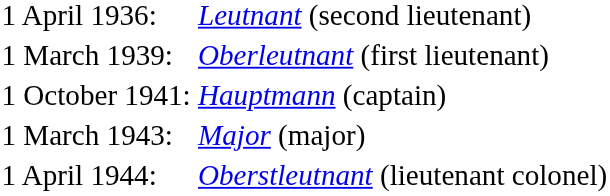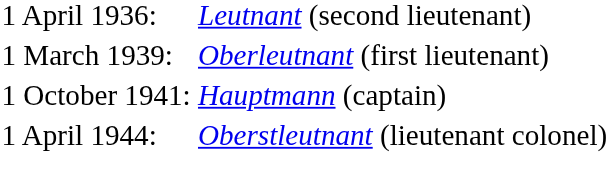- row: (87, 135)
